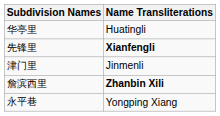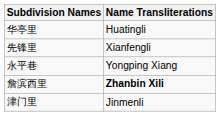(130, 47) bold -> (128, 47) normal
rows swapped: (22, 102) <-> (22, 65)
